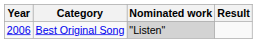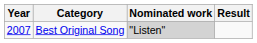(19, 30) 2006 -> (19, 30) 2007
